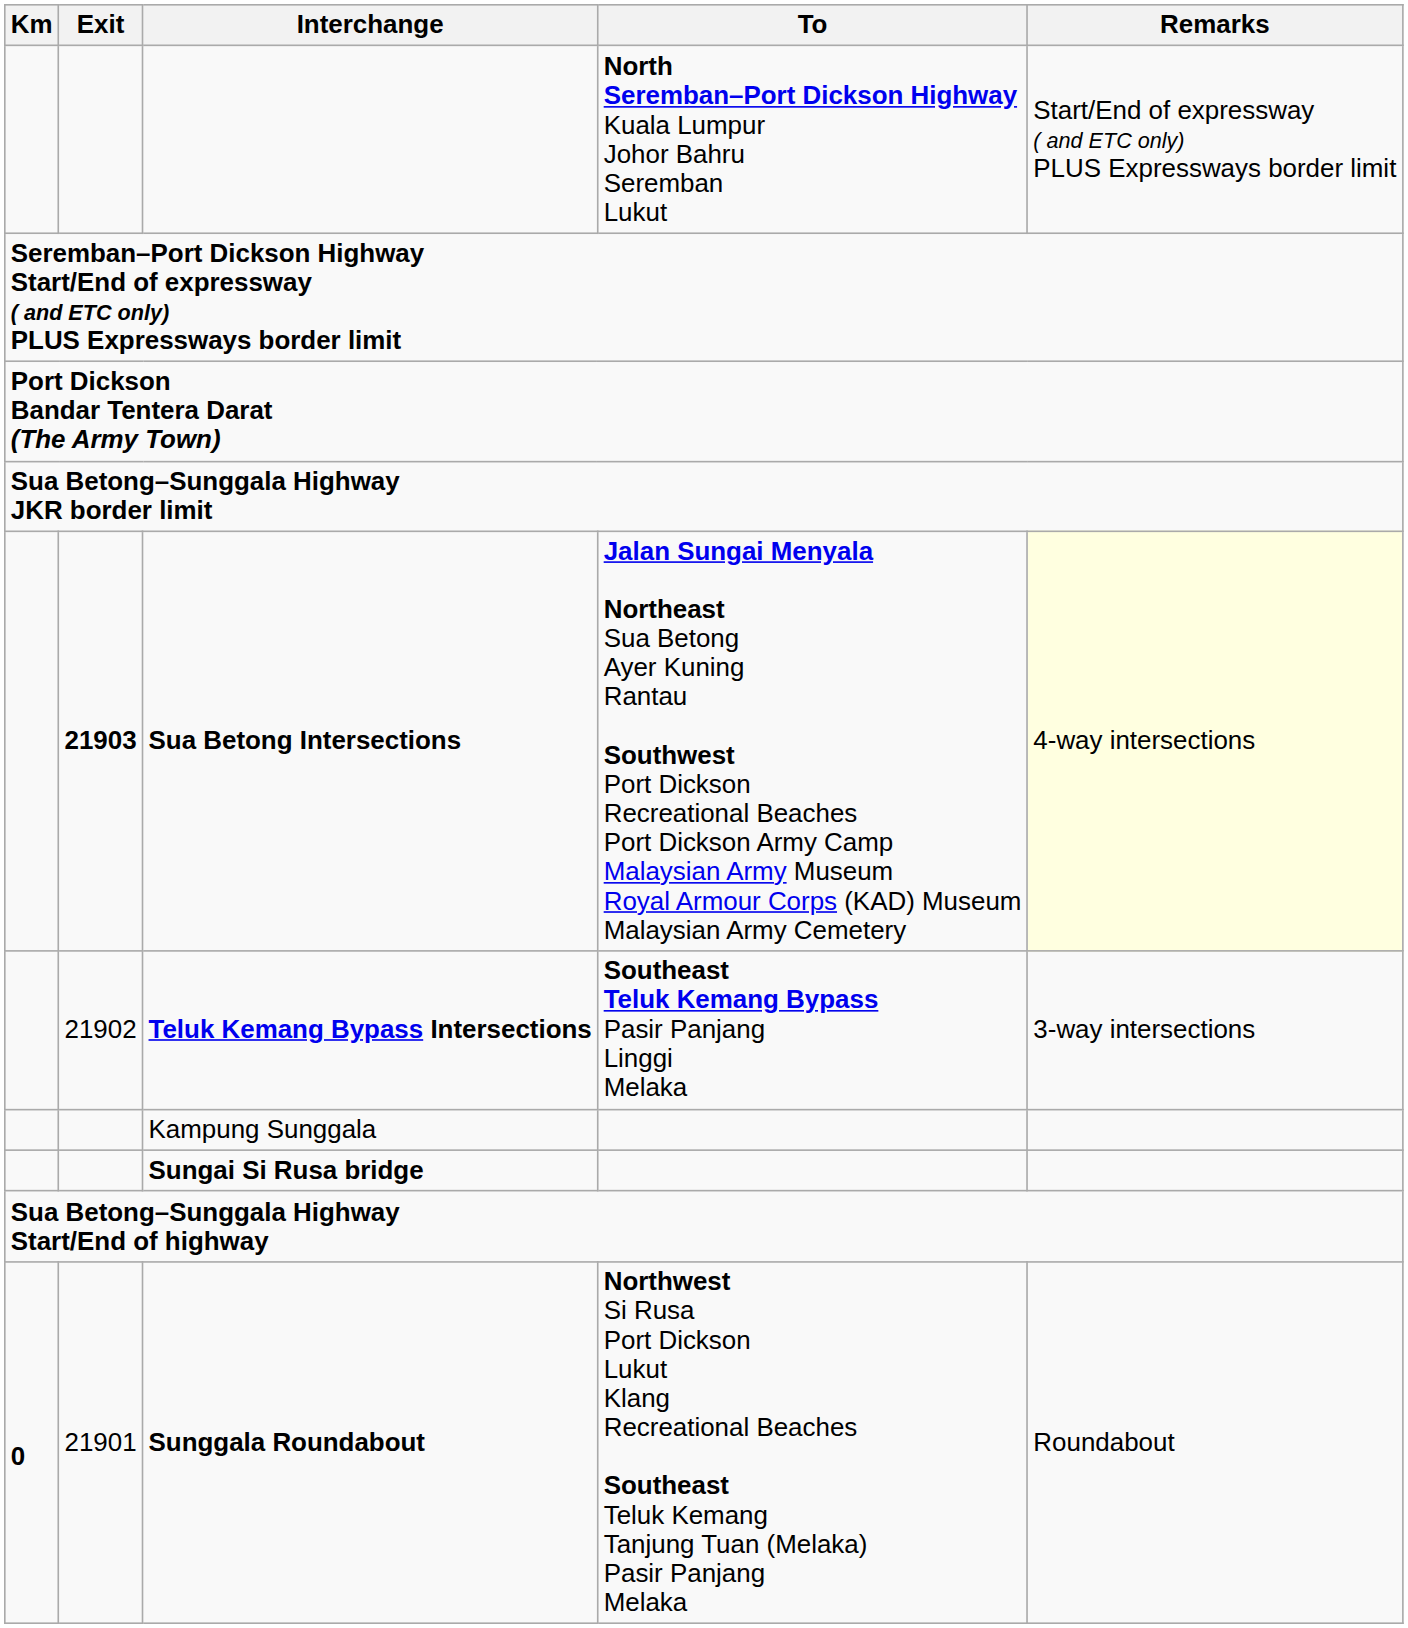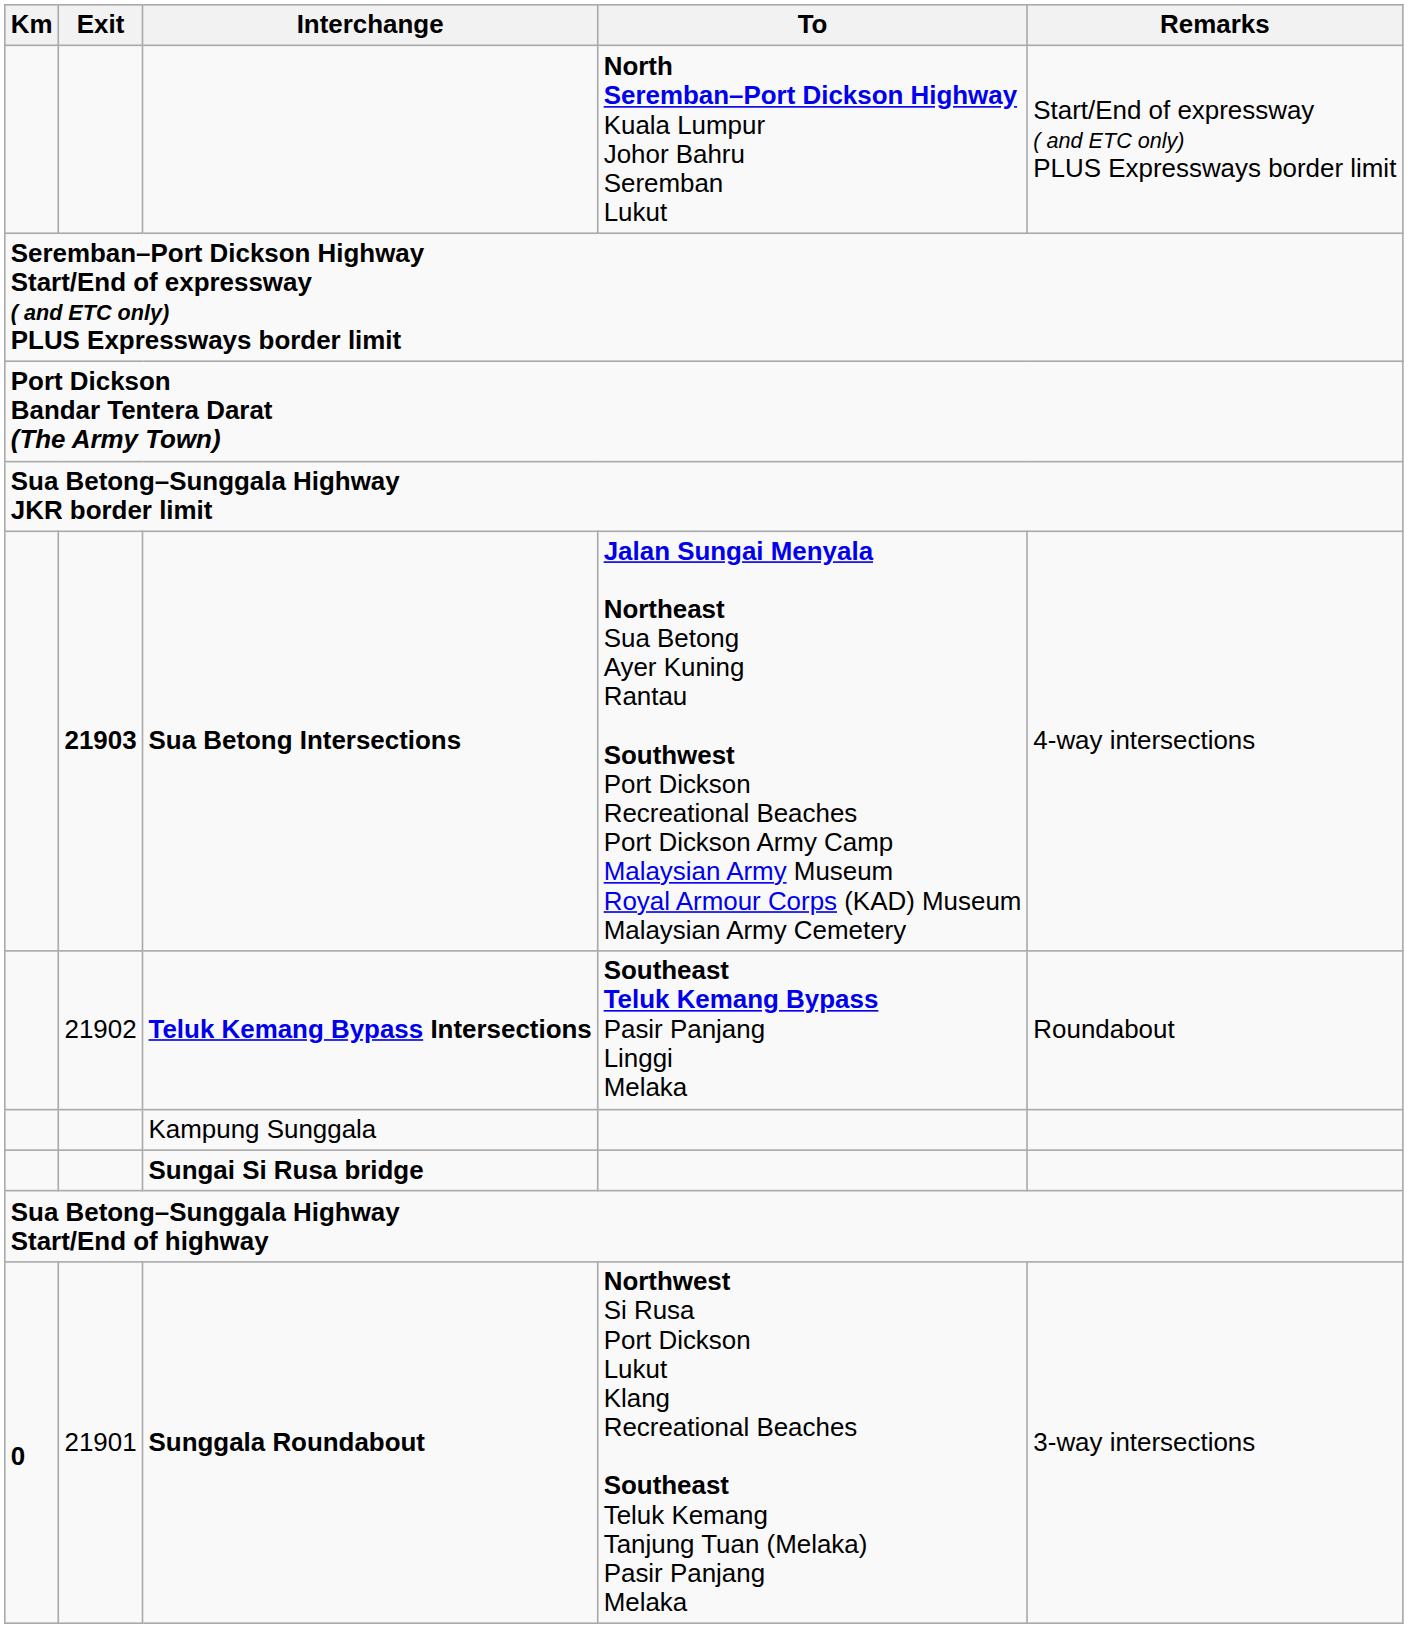(1144, 740) lightyellow background -> (1144, 740) no background
(1144, 1029) 3-way intersections -> (1104, 1029) Roundabout
(1104, 1442) Roundabout -> (1144, 1442) 3-way intersections
